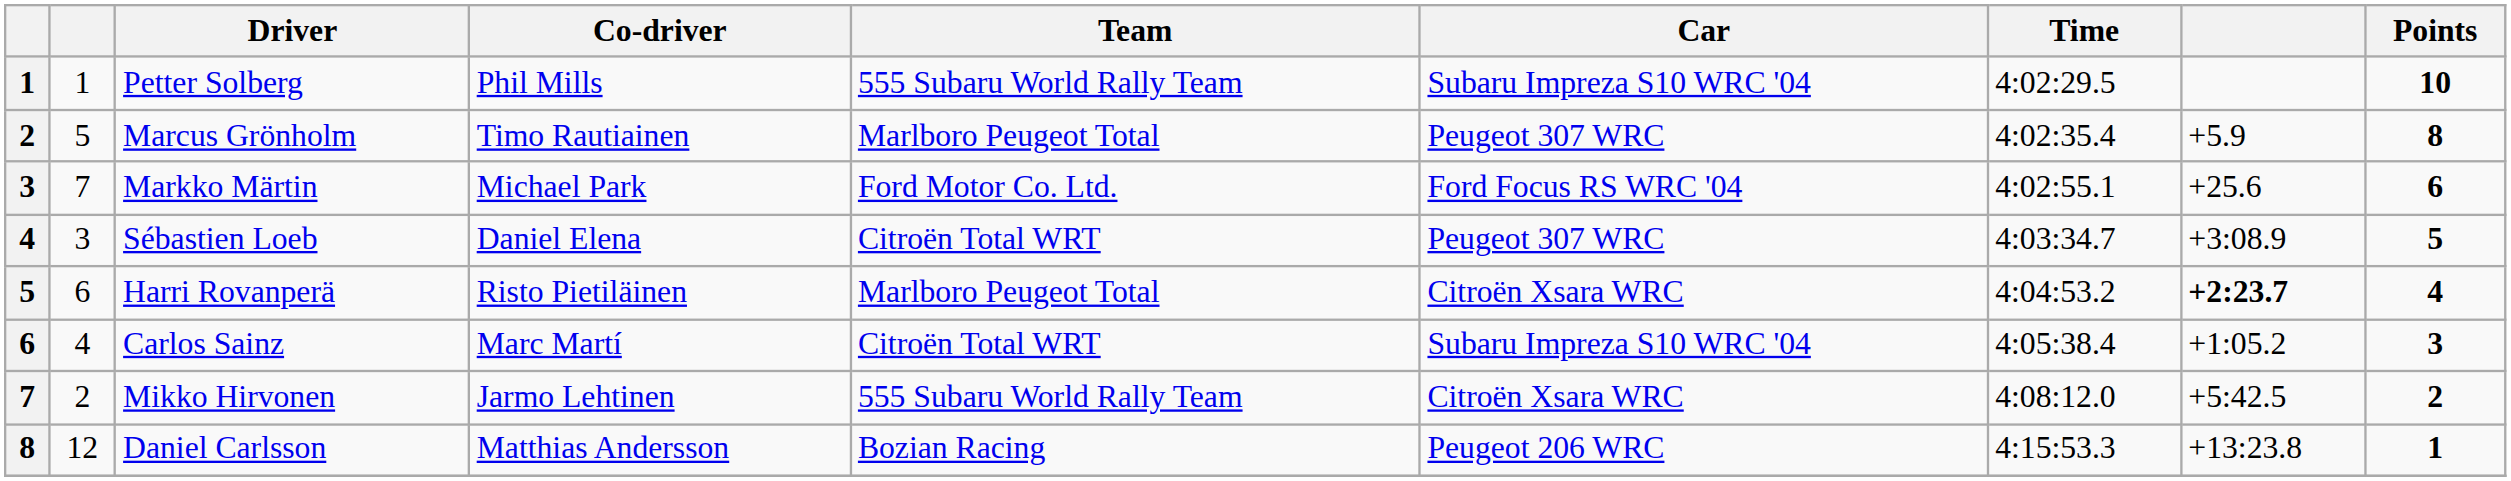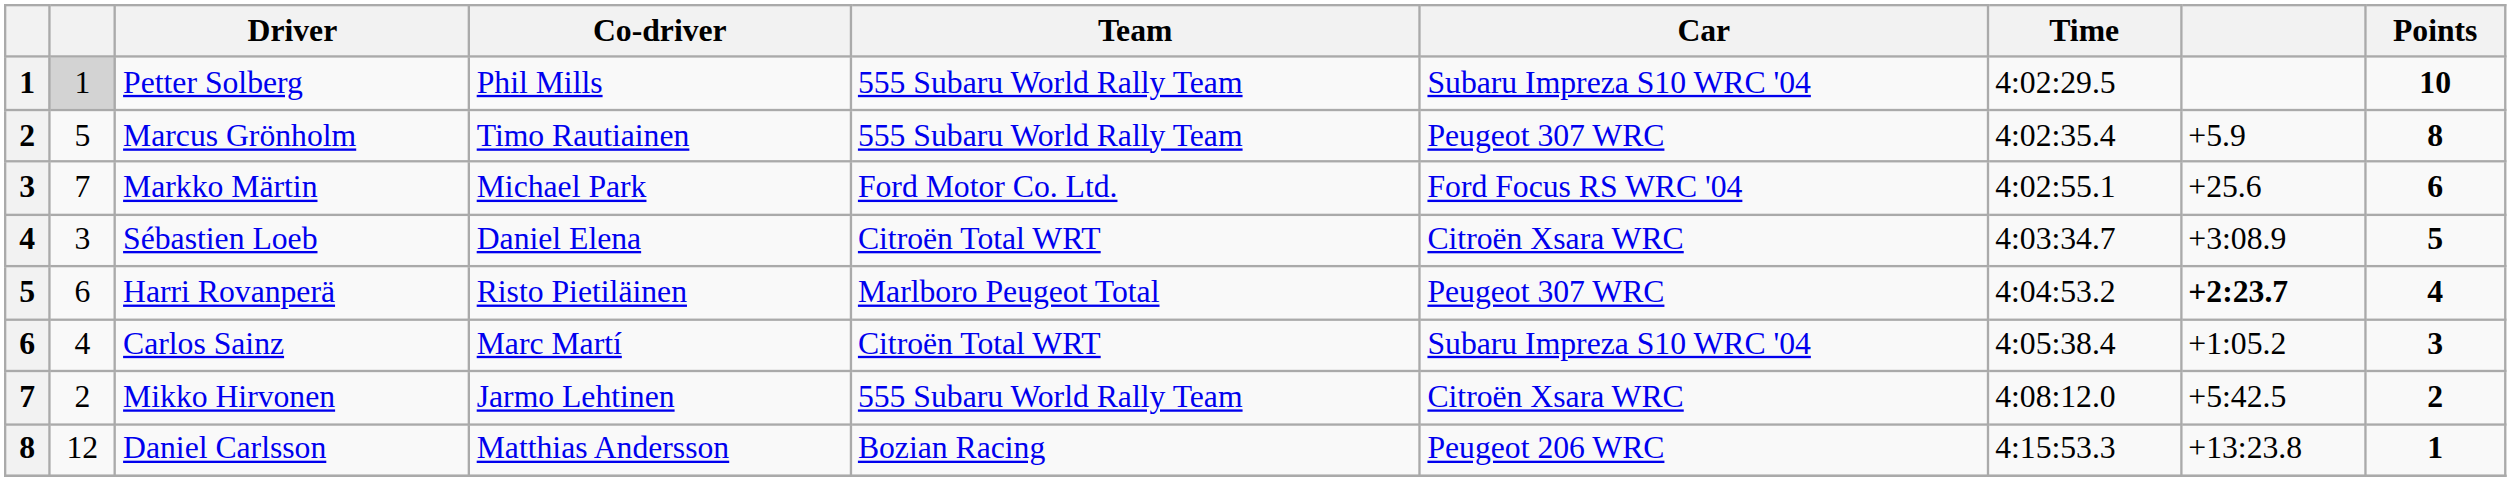(82, 82) no background -> (82, 82) lightgrey background
(1009, 134) Marlboro Peugeot Total -> (1050, 134) 555 Subaru World Rally Team
(1546, 239) Peugeot 307 WRC -> (1556, 239) Citroën Xsara WRC
(1556, 291) Citroën Xsara WRC -> (1546, 291) Peugeot 307 WRC
